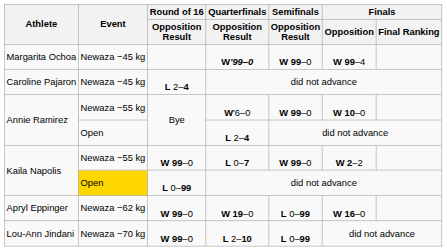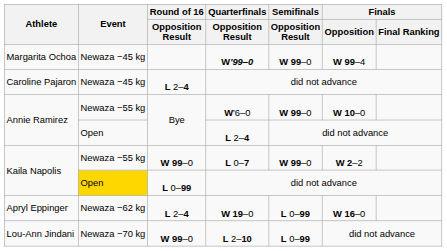(177, 214) W 99–0 -> (177, 214) L 2–4
